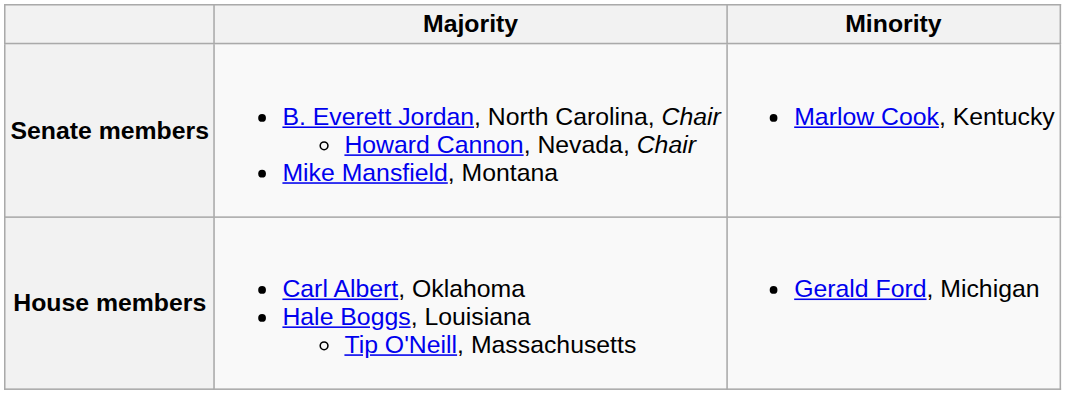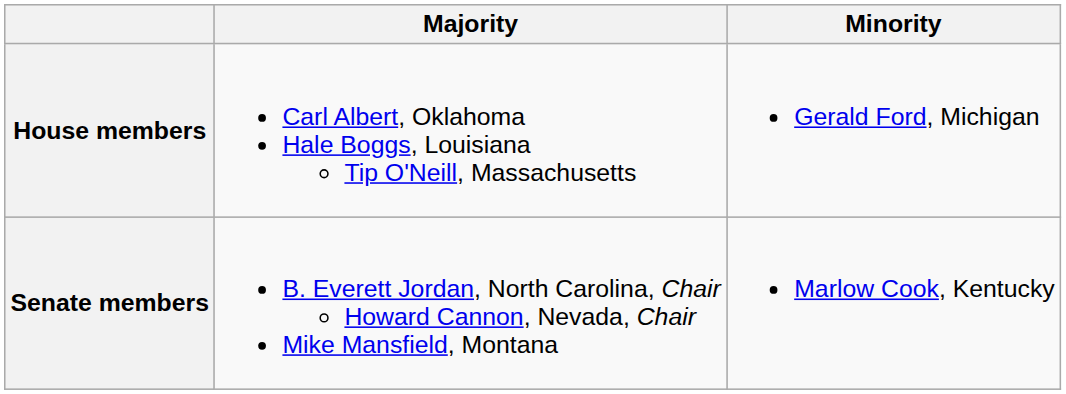rows swapped: (110, 130) <-> (110, 302)
